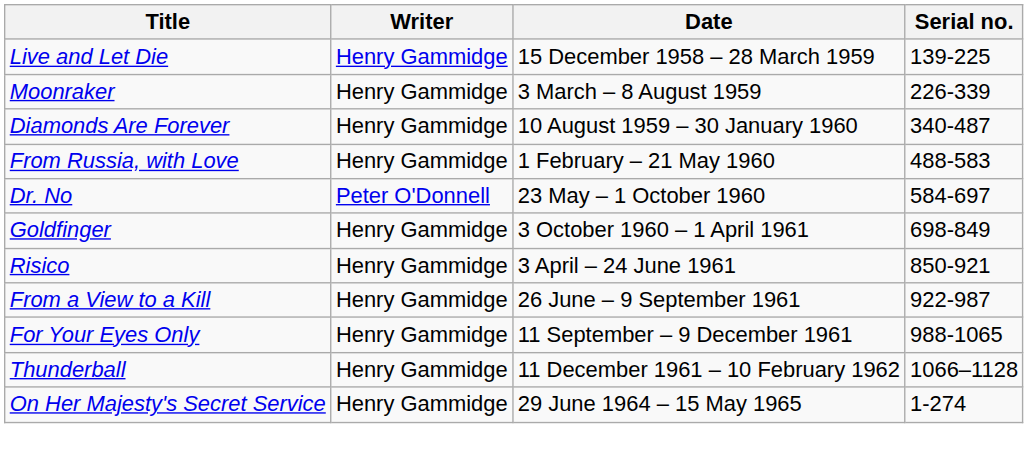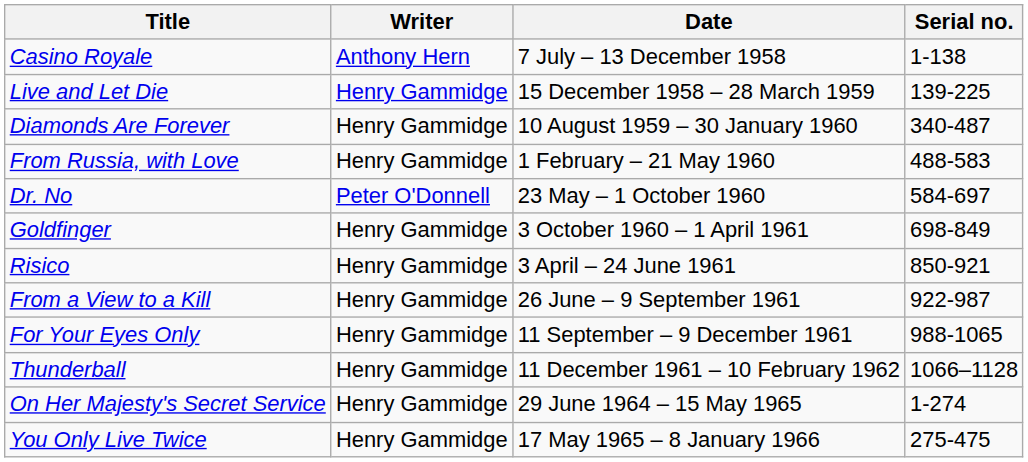+ row: (81, 56)
- row: (62, 91)
+ row: (108, 439)
